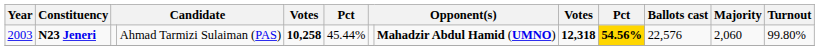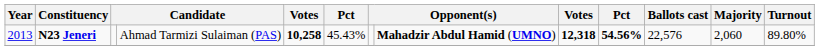(20, 35) 2003 -> (20, 35) 2013
(346, 35) 45.44% -> (346, 35) 45.43%
(622, 35) gold background -> (622, 35) no background
(787, 35) 99.80% -> (787, 35) 89.80%
